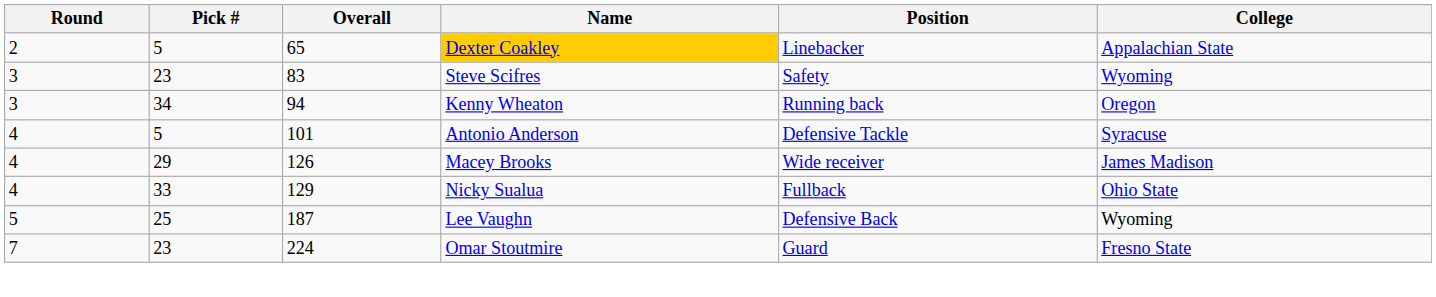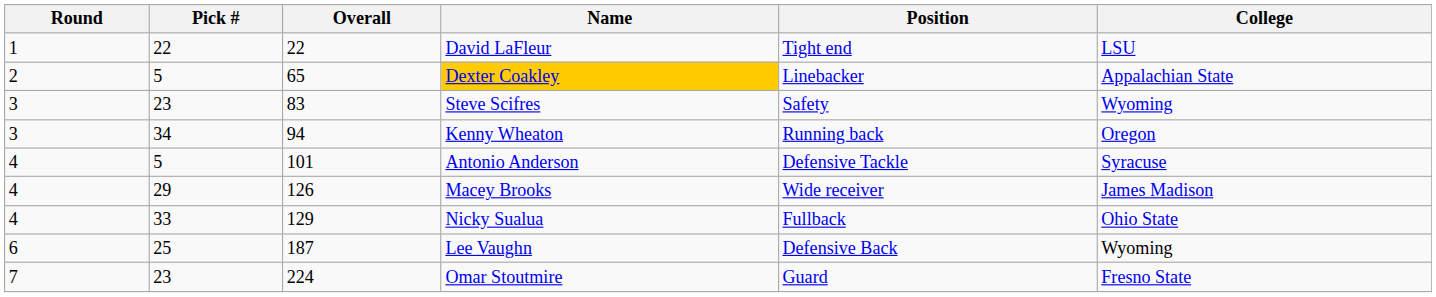+ row: (498, 47)
(13, 219) 5 -> (13, 248) 6
